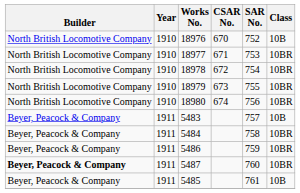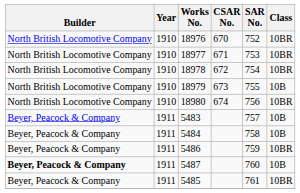(278, 39) 10B -> (281, 39) 10BR
(281, 86) 10BR -> (278, 86) 10B
(281, 133) 10BR -> (278, 133) 10B
(281, 165) 10BR -> (278, 165) 10B
(278, 180) 10B -> (281, 180) 10BR
